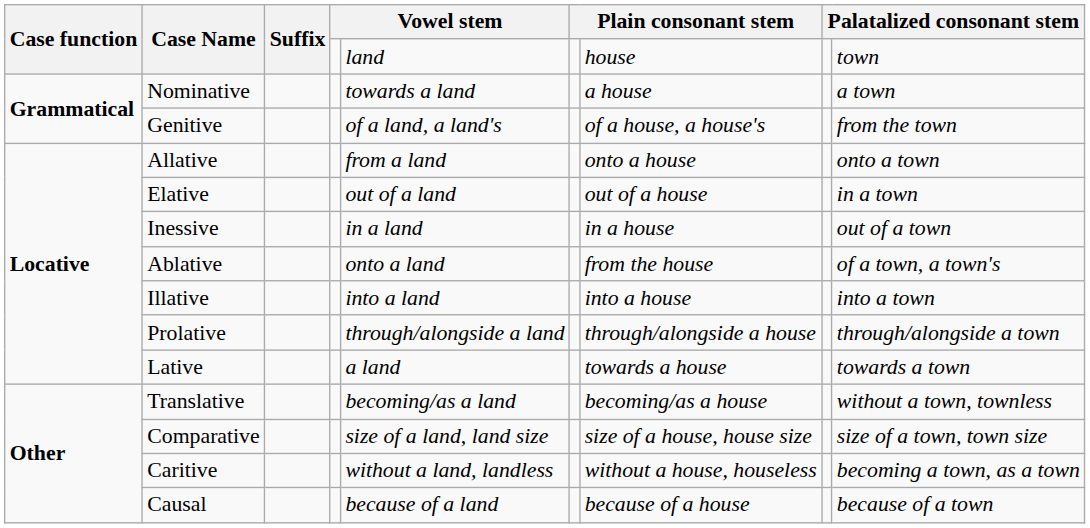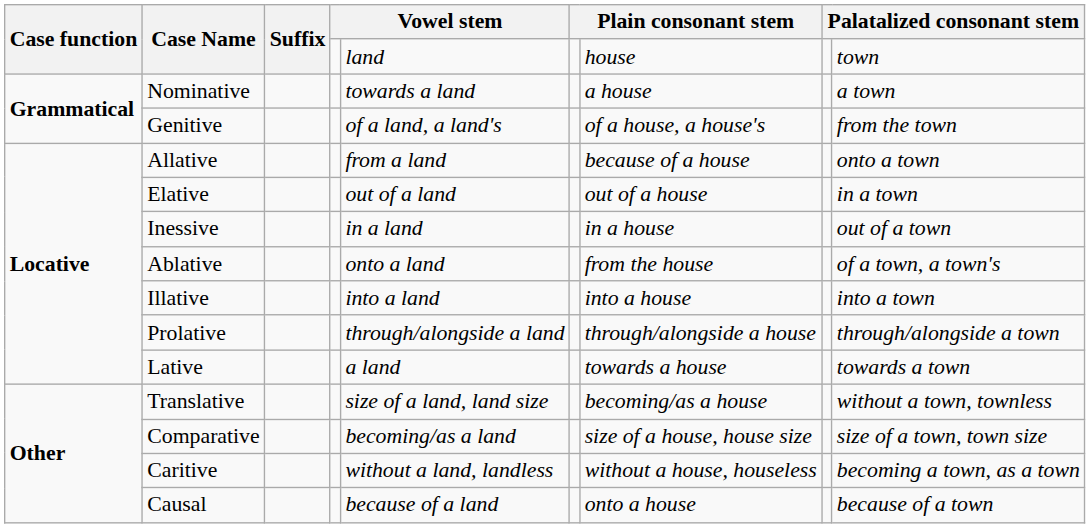(640, 159) onto a house -> (667, 159) because of a house
(431, 401) becoming/as a land -> (447, 401) size of a land, land size
(447, 435) size of a land, land size -> (431, 435) becoming/as a land
(667, 504) because of a house -> (640, 504) onto a house
